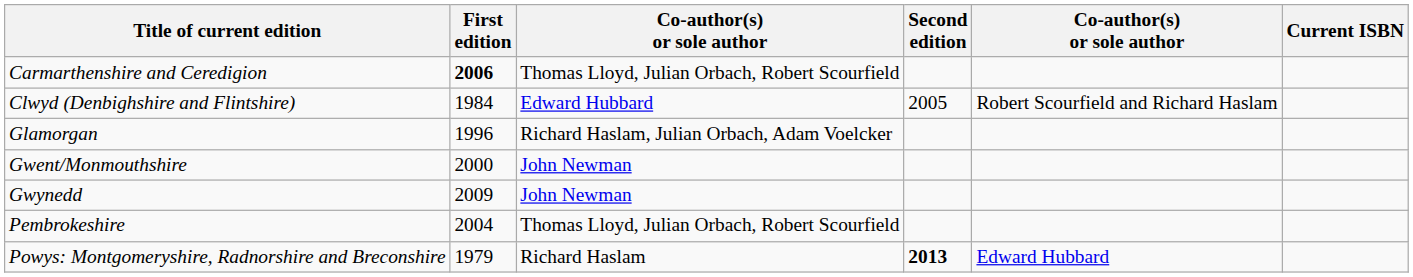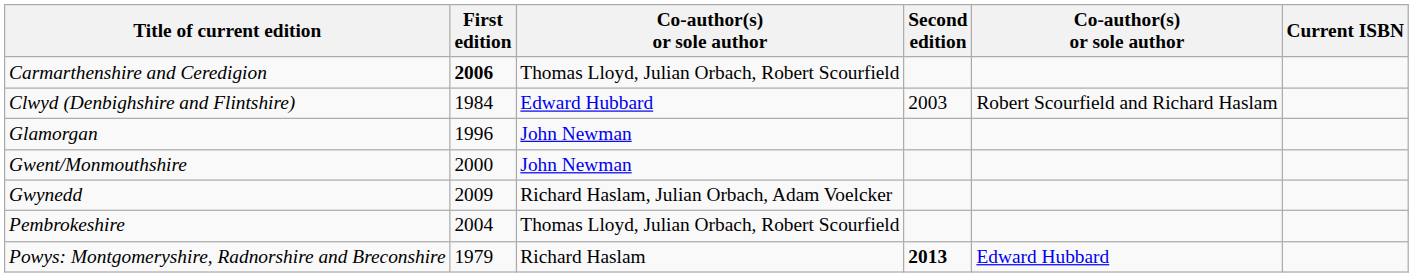(928, 103) 2005 -> (928, 103) 2003
(706, 133) Richard Haslam, Julian Orbach, Adam Voelcker -> (576, 133) John Newman
(576, 195) John Newman -> (706, 195) Richard Haslam, Julian Orbach, Adam Voelcker
